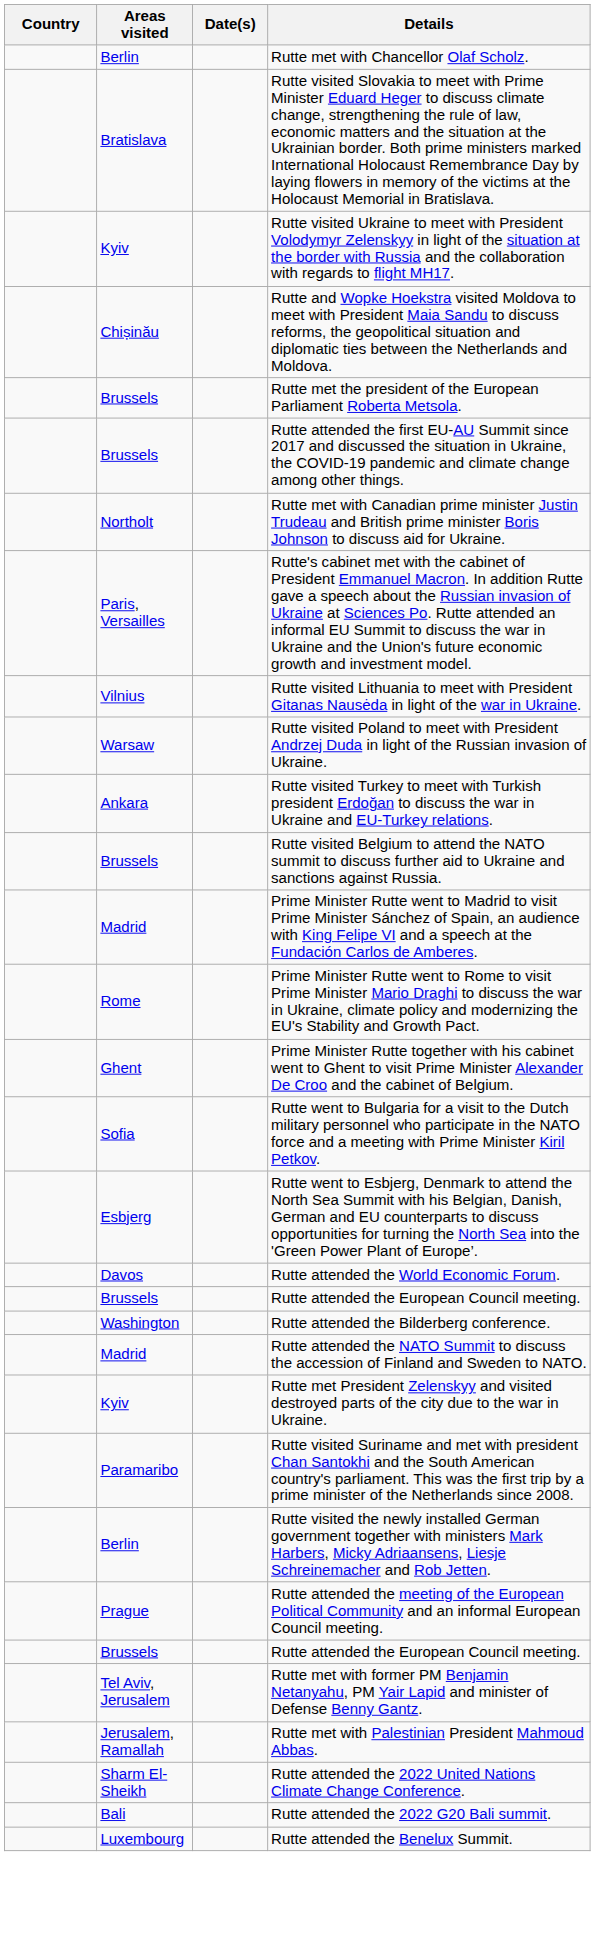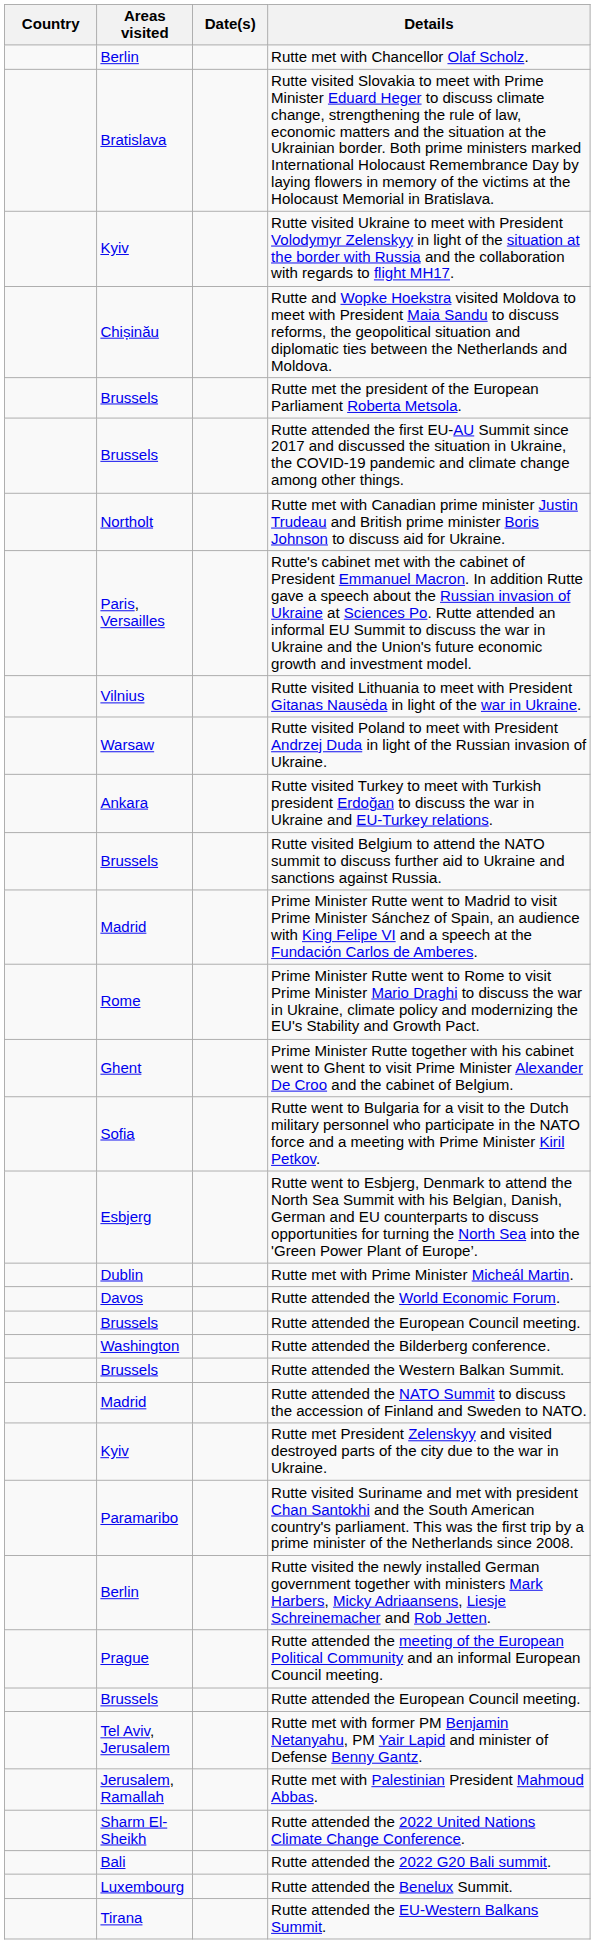+ row: (122, 1274)
+ row: (129, 1370)
+ row: (121, 1918)
